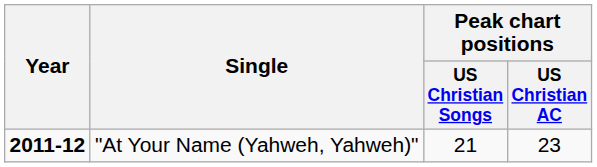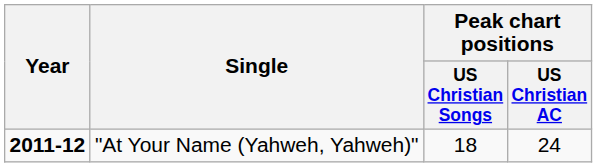(465, 145) 21 -> (465, 145) 18
(549, 145) 23 -> (549, 145) 24
